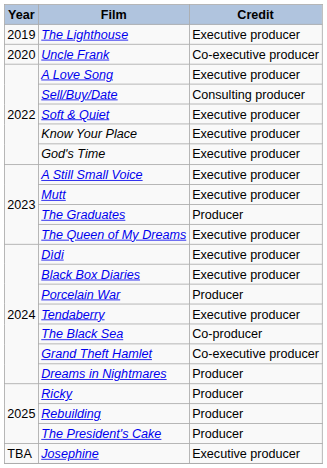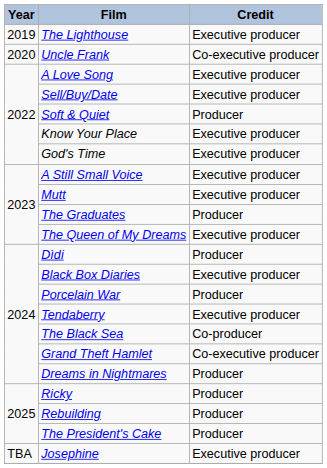(249, 94) Consulting producer -> (246, 94) Executive producer
(246, 114) Executive producer -> (218, 114) Producer
(246, 254) Executive producer -> (218, 254) Producer
